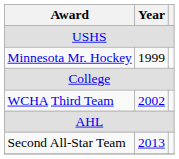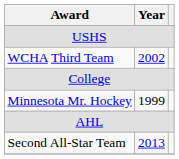rows swapped: (70, 57) <-> (61, 100)
